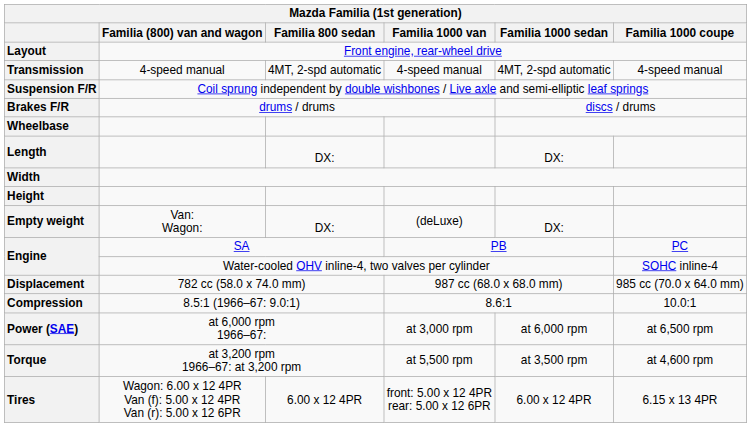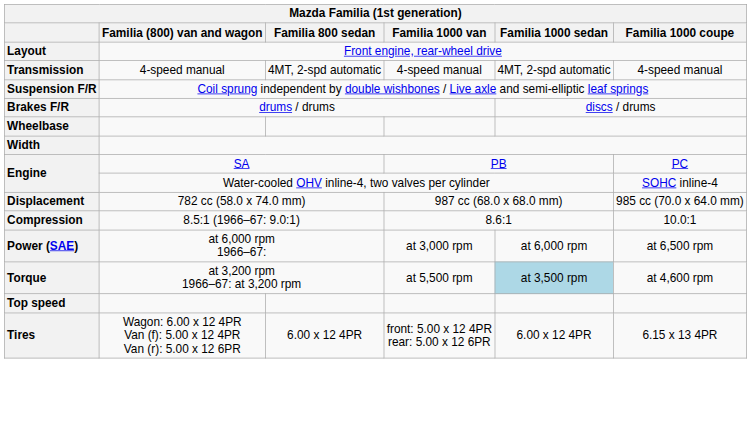- row: (27, 151)
- row: (26, 196)
- row: (46, 221)
(554, 360) no background -> (554, 277) lightblue background
+ row: (36, 303)
